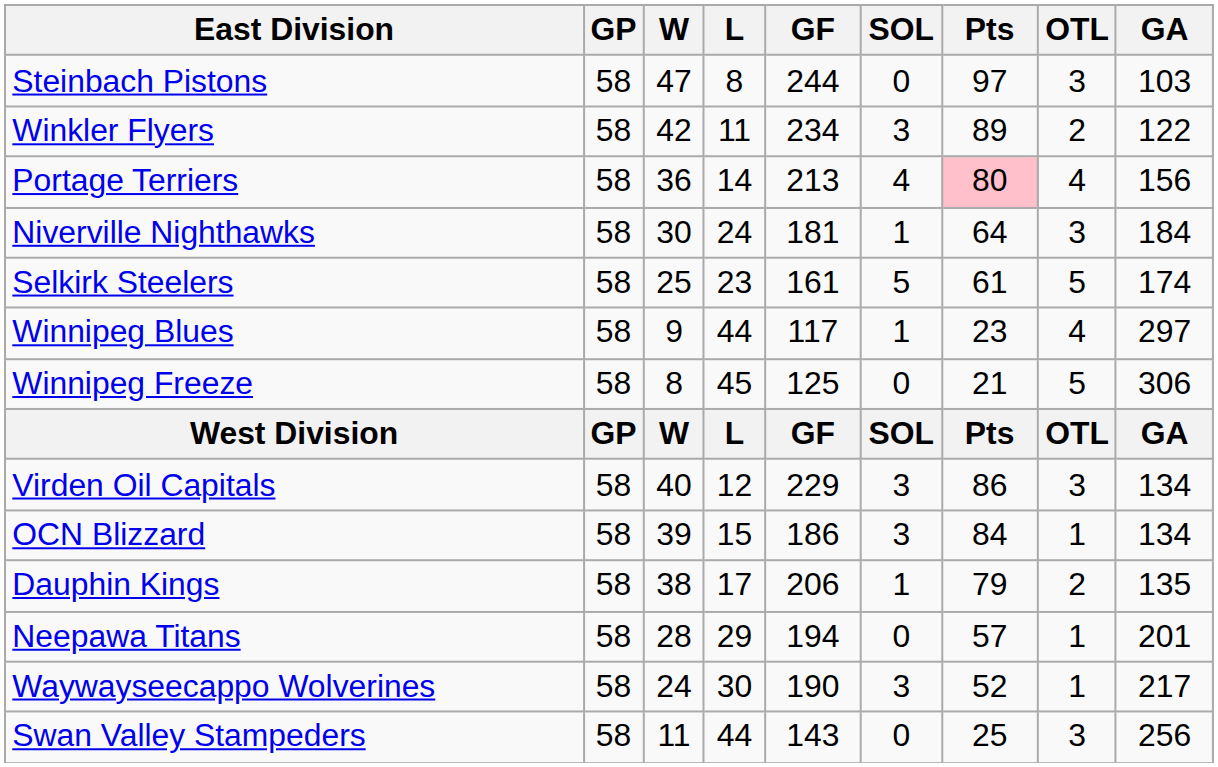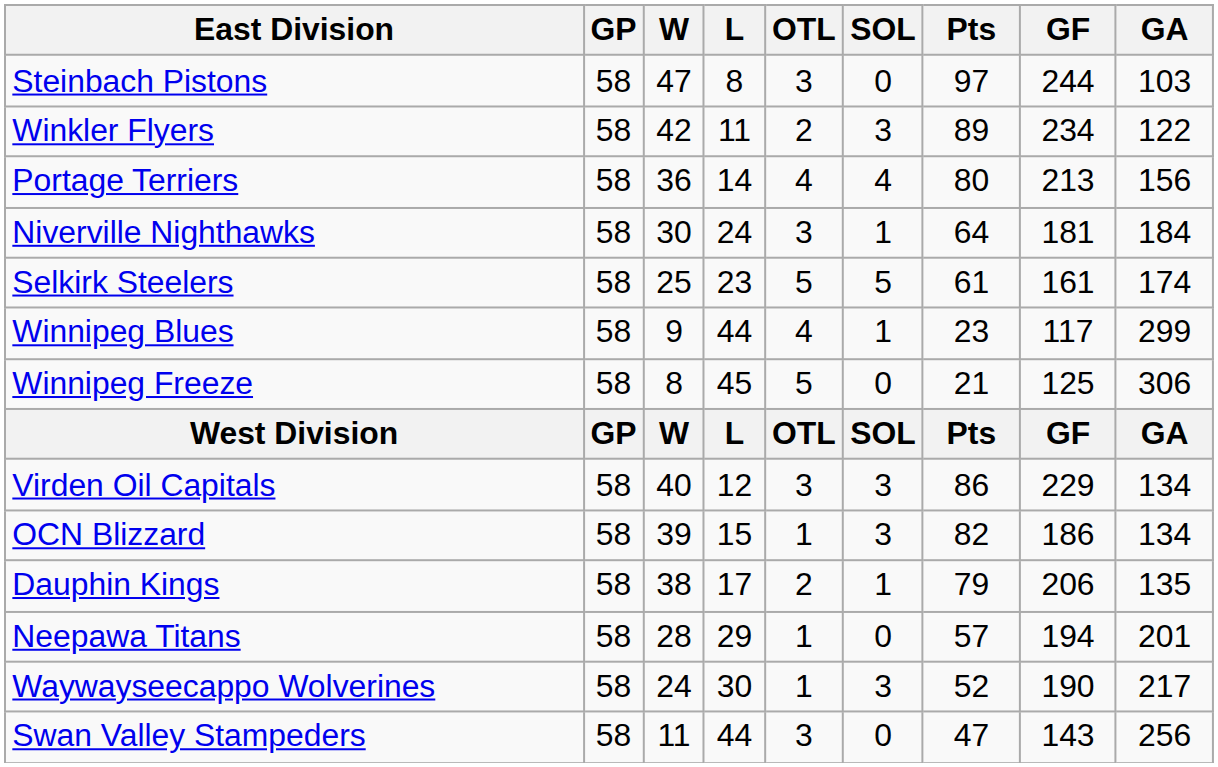columns swapped: (1077, 29) <-> (813, 29)
(990, 181) pink background -> (971, 181) no background
(1165, 332) 297 -> (1165, 332) 299
(990, 534) 84 -> (971, 534) 82
(990, 736) 25 -> (971, 736) 47
